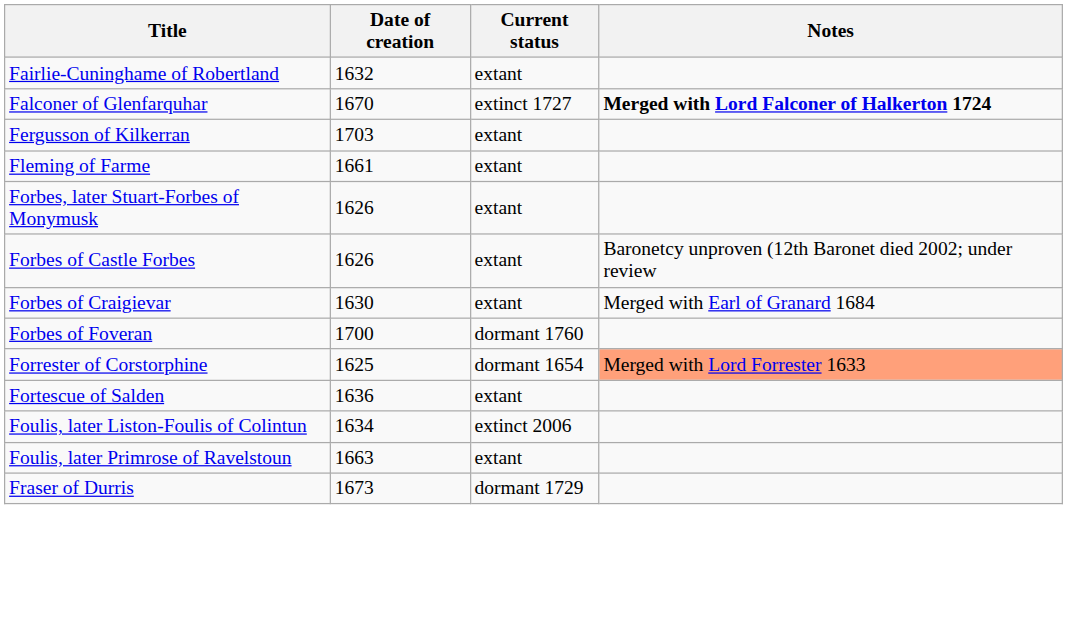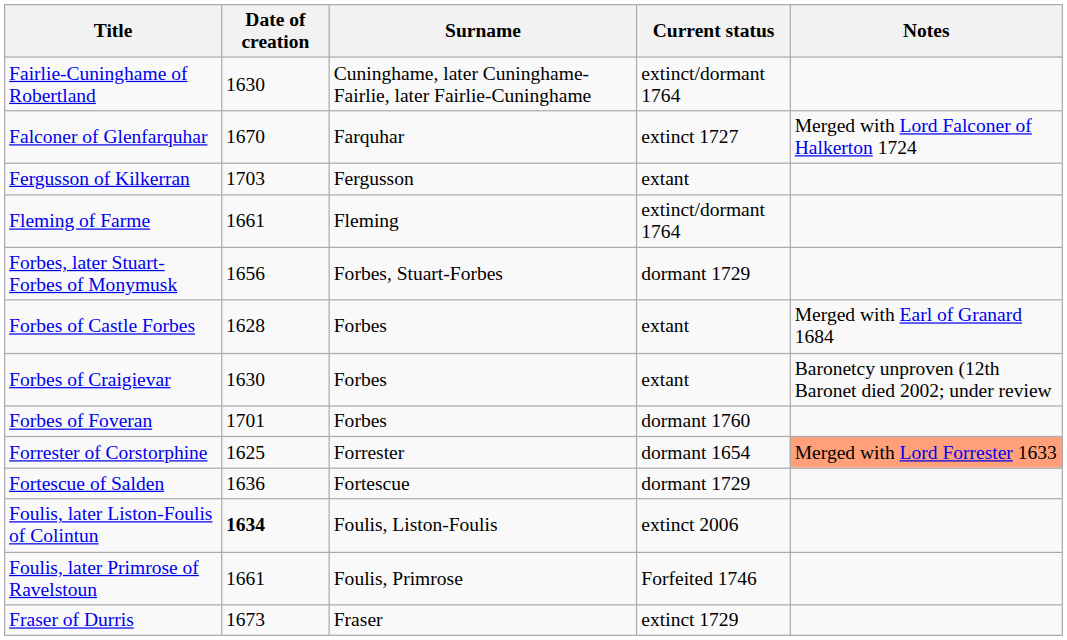+ column: (483, 30)
(354, 72) 1632 -> (246, 83) 1630
(498, 72) extant -> (703, 83) extinct/dormant 1764
(797, 103) bold -> (913, 136) normal
(498, 165) extant -> (703, 220) extinct/dormant 1764
(354, 207) 1626 -> (246, 273) 1656
(498, 207) extant -> (696, 273) dormant 1729
(354, 260) 1626 -> (246, 326) 1628
(808, 260) Baronetcy unproven (12th Baronet died 2002; under review -> (908, 326) Merged with Earl of Granard 1684
(739, 302) Merged with Earl of Granard 1684 -> (923, 379) Baronetcy unproven (12th Baronet died 2002; under review
(354, 333) 1700 -> (246, 421) 1701
(498, 395) extant -> (696, 483) dormant 1729
(354, 426) normal -> (246, 525) bold
(354, 457) 1663 -> (246, 578) 1661
(498, 457) extant -> (699, 578) Forfeited 1746
(529, 488) dormant 1729 -> (690, 620) extinct 1729
